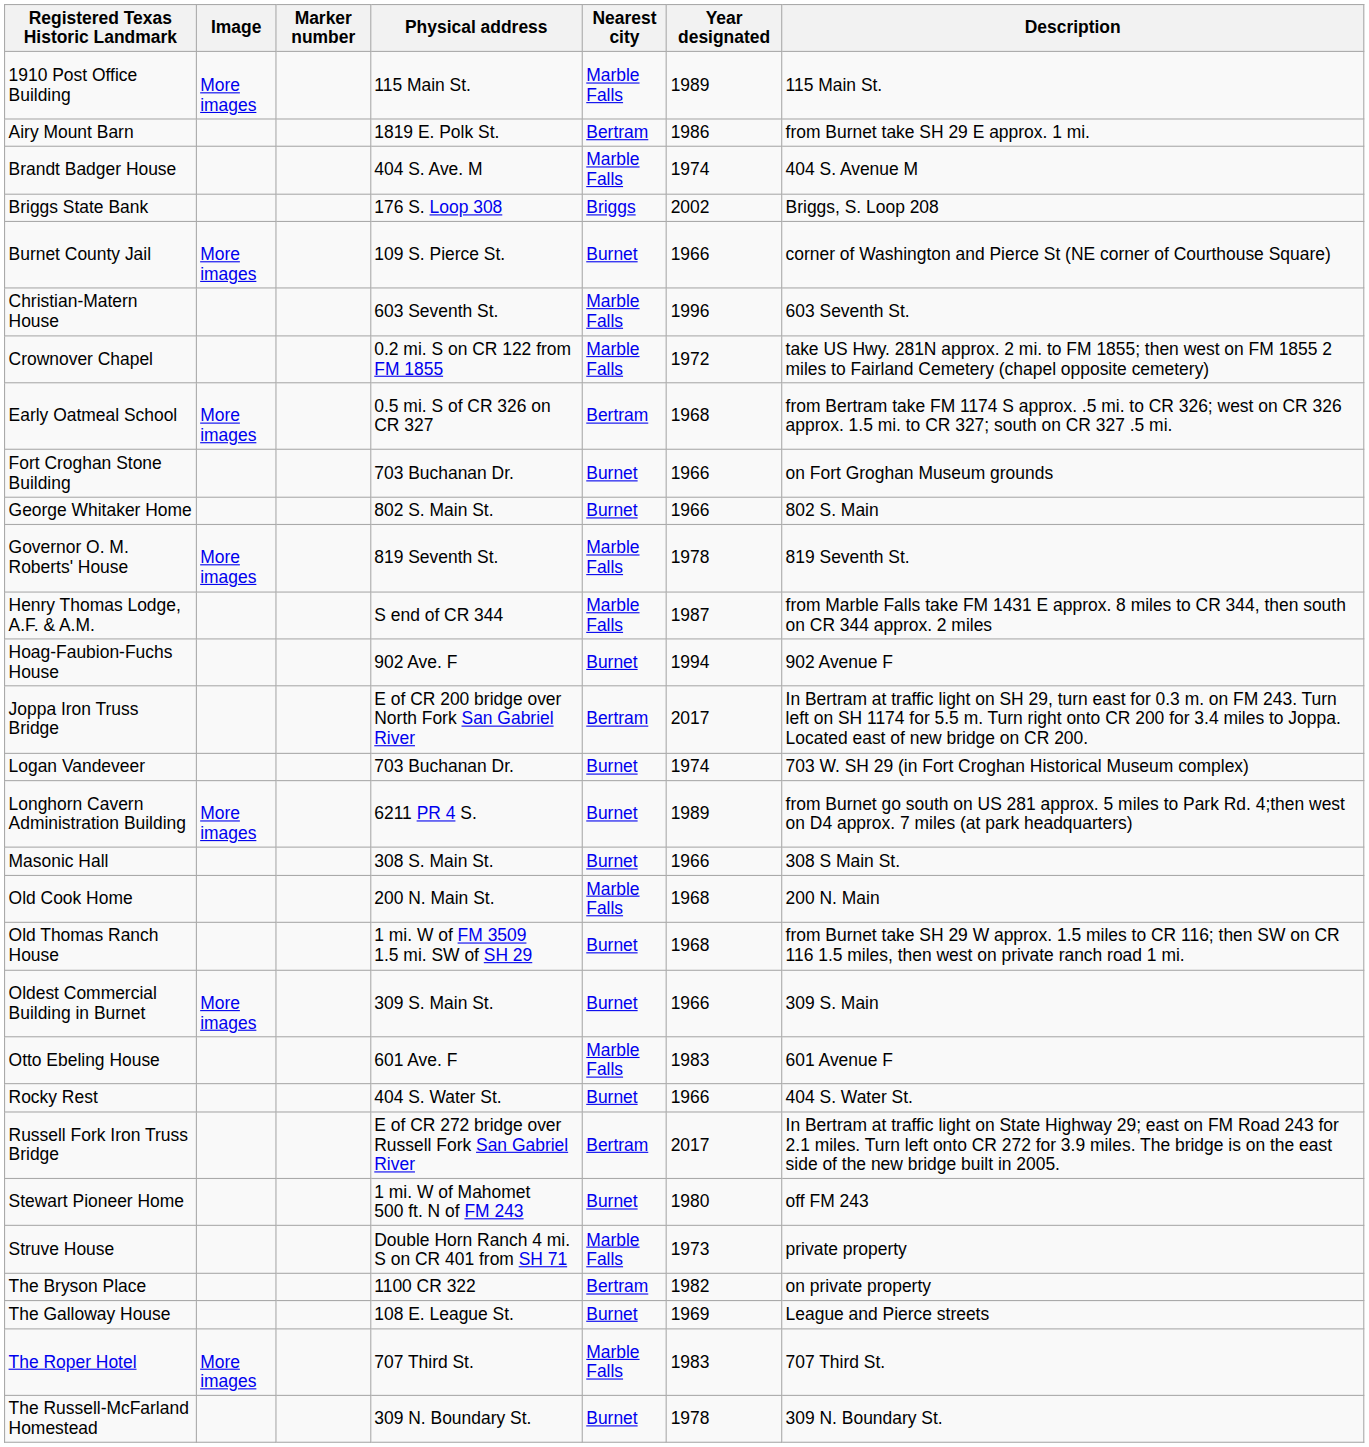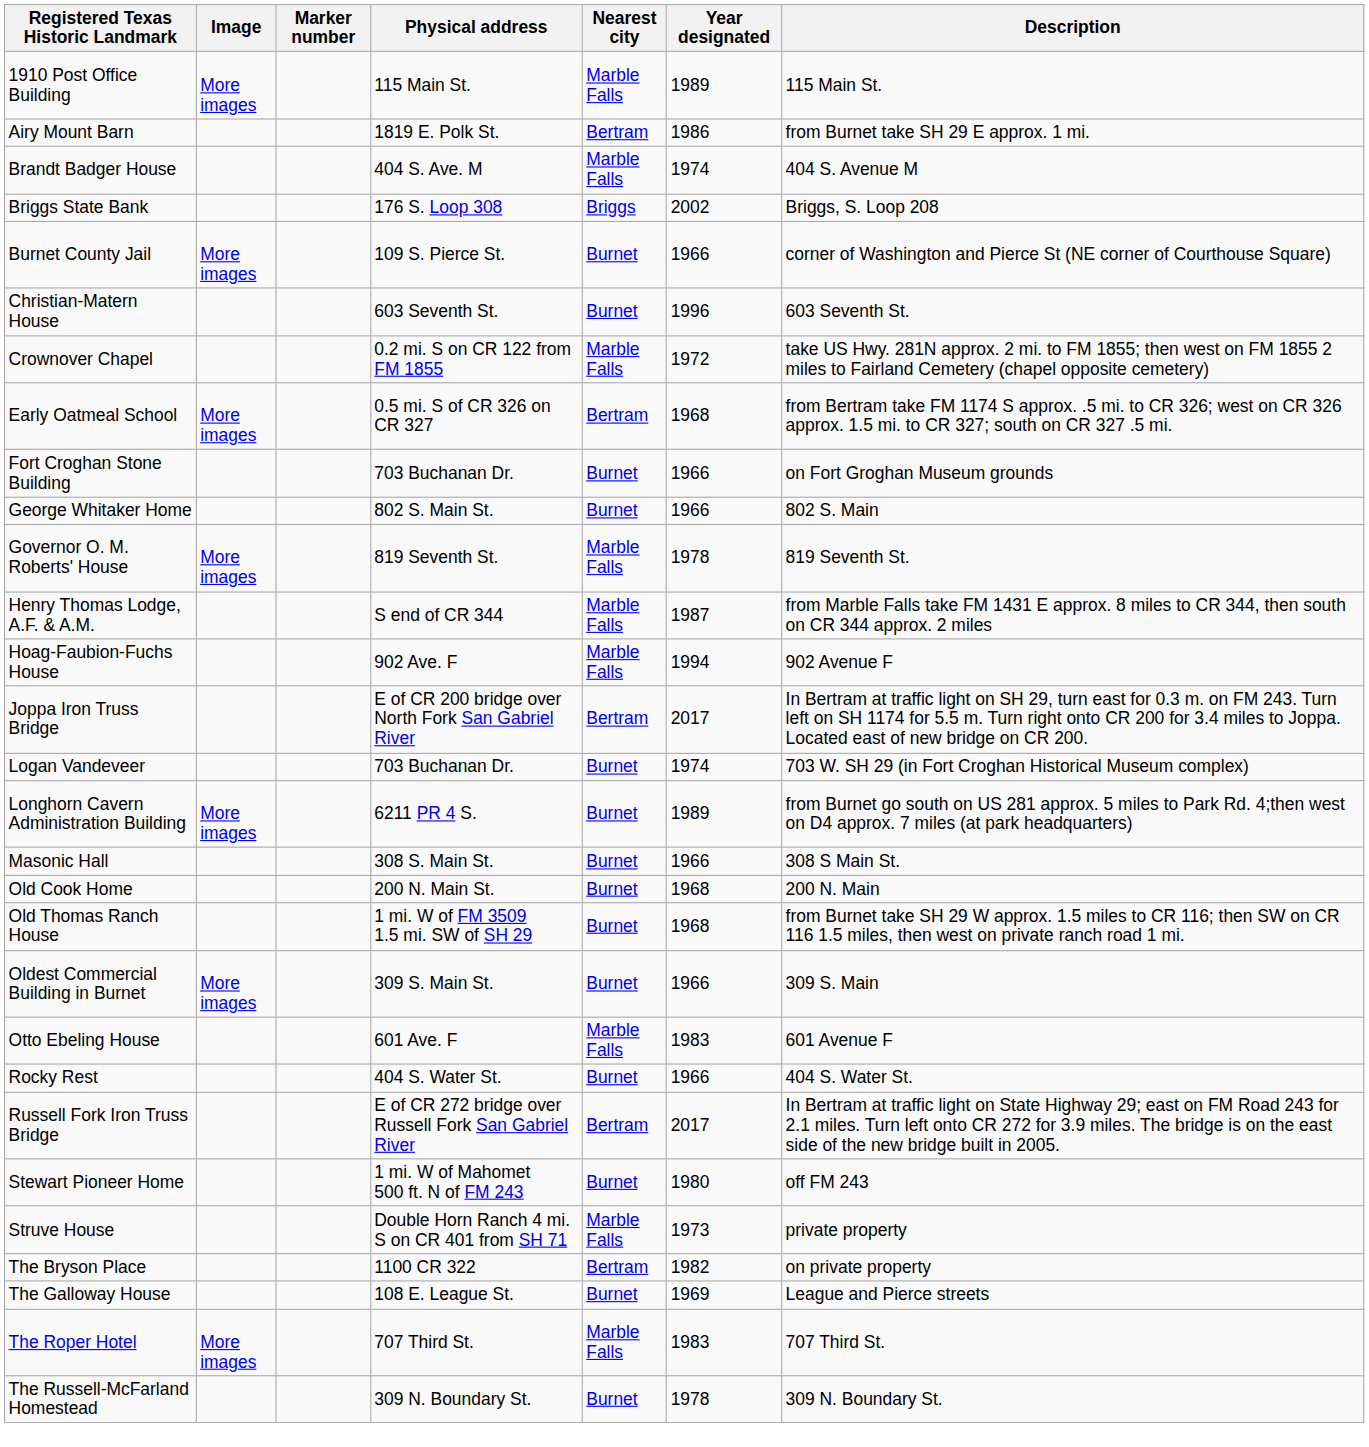(613, 311) Marble Falls -> (612, 311) Burnet
(612, 662) Burnet -> (613, 662) Marble Falls
(613, 898) Marble Falls -> (612, 888) Burnet
